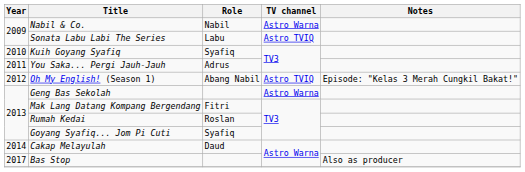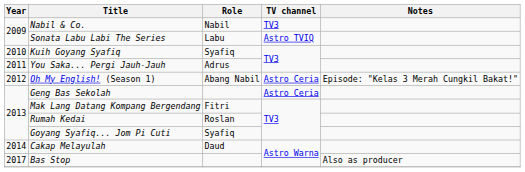(291, 25) Astro Warna -> (271, 25) TV3
(289, 79) Astro TVIQ -> (291, 79) Astro Ceria
(291, 92) Astro Warna -> (291, 92) Astro Ceria
